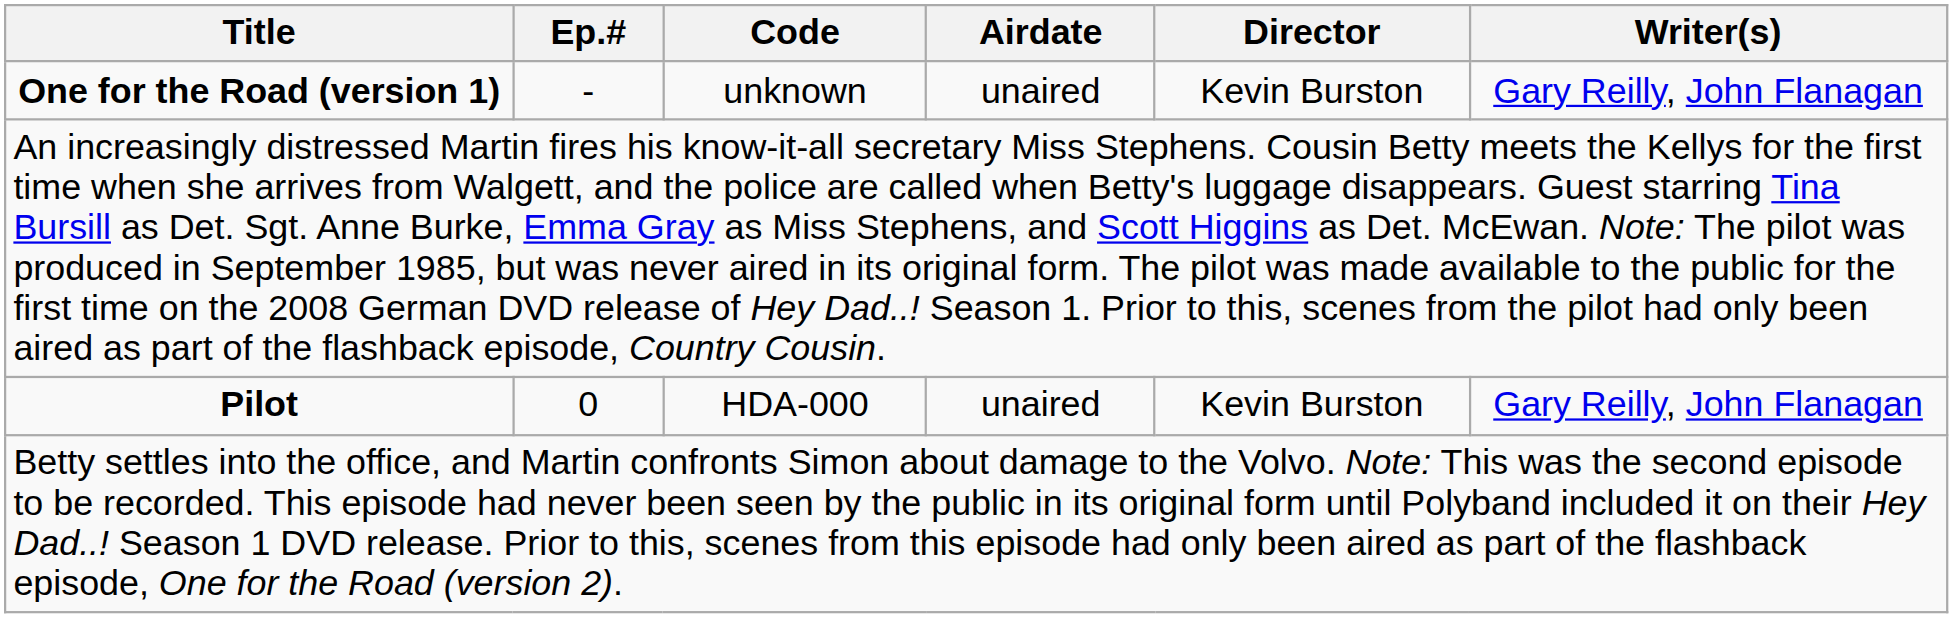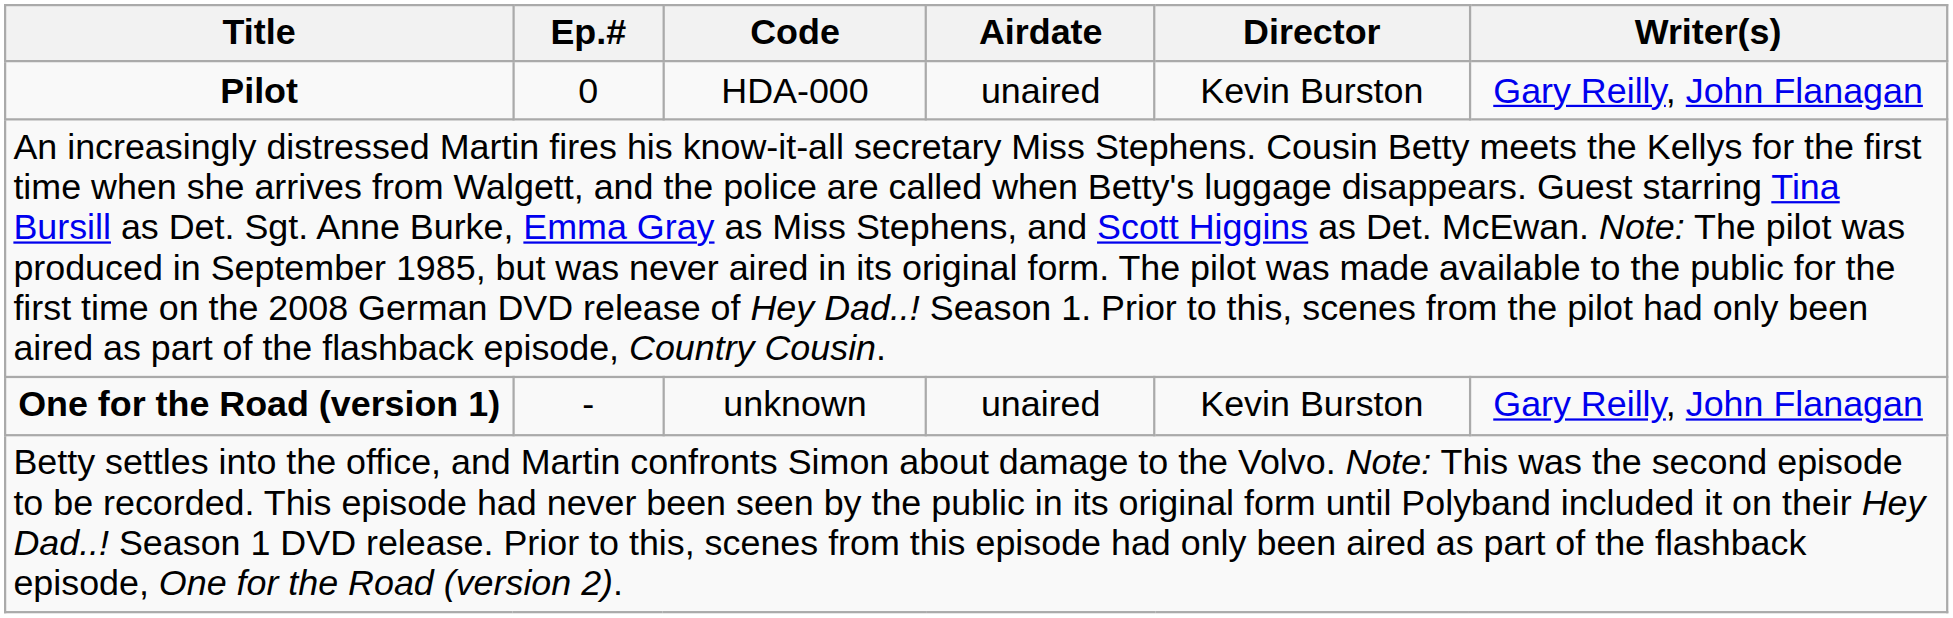rows swapped: (259, 405) <-> (259, 89)
